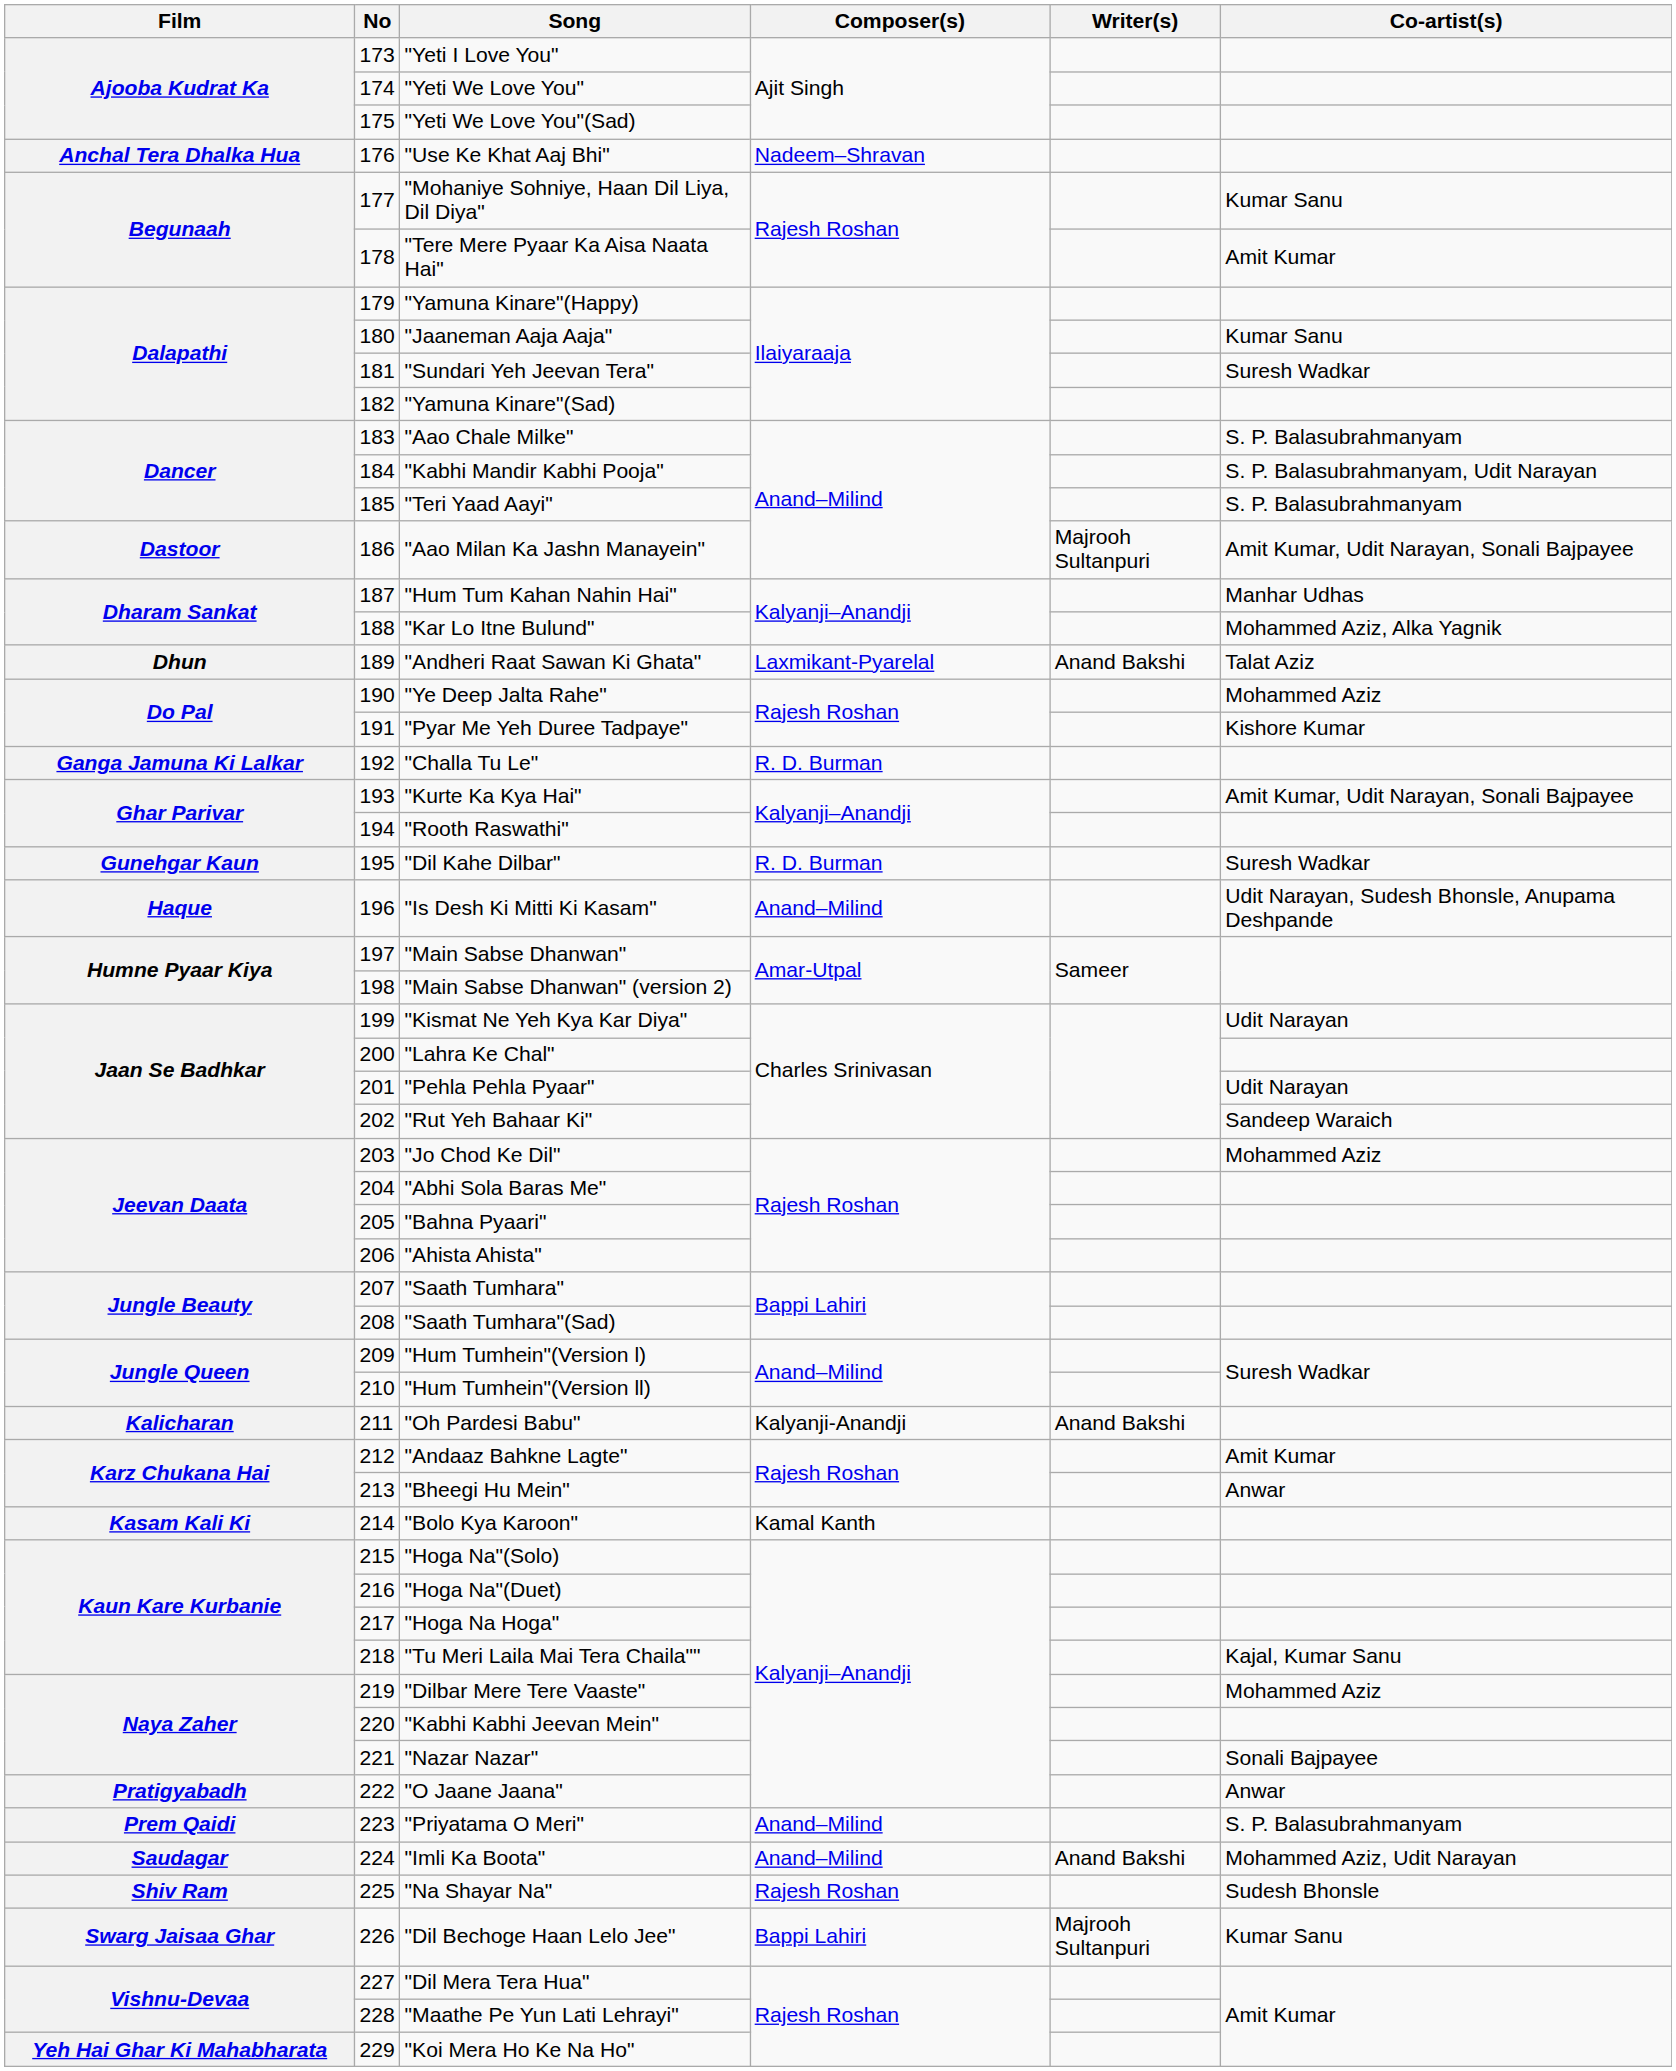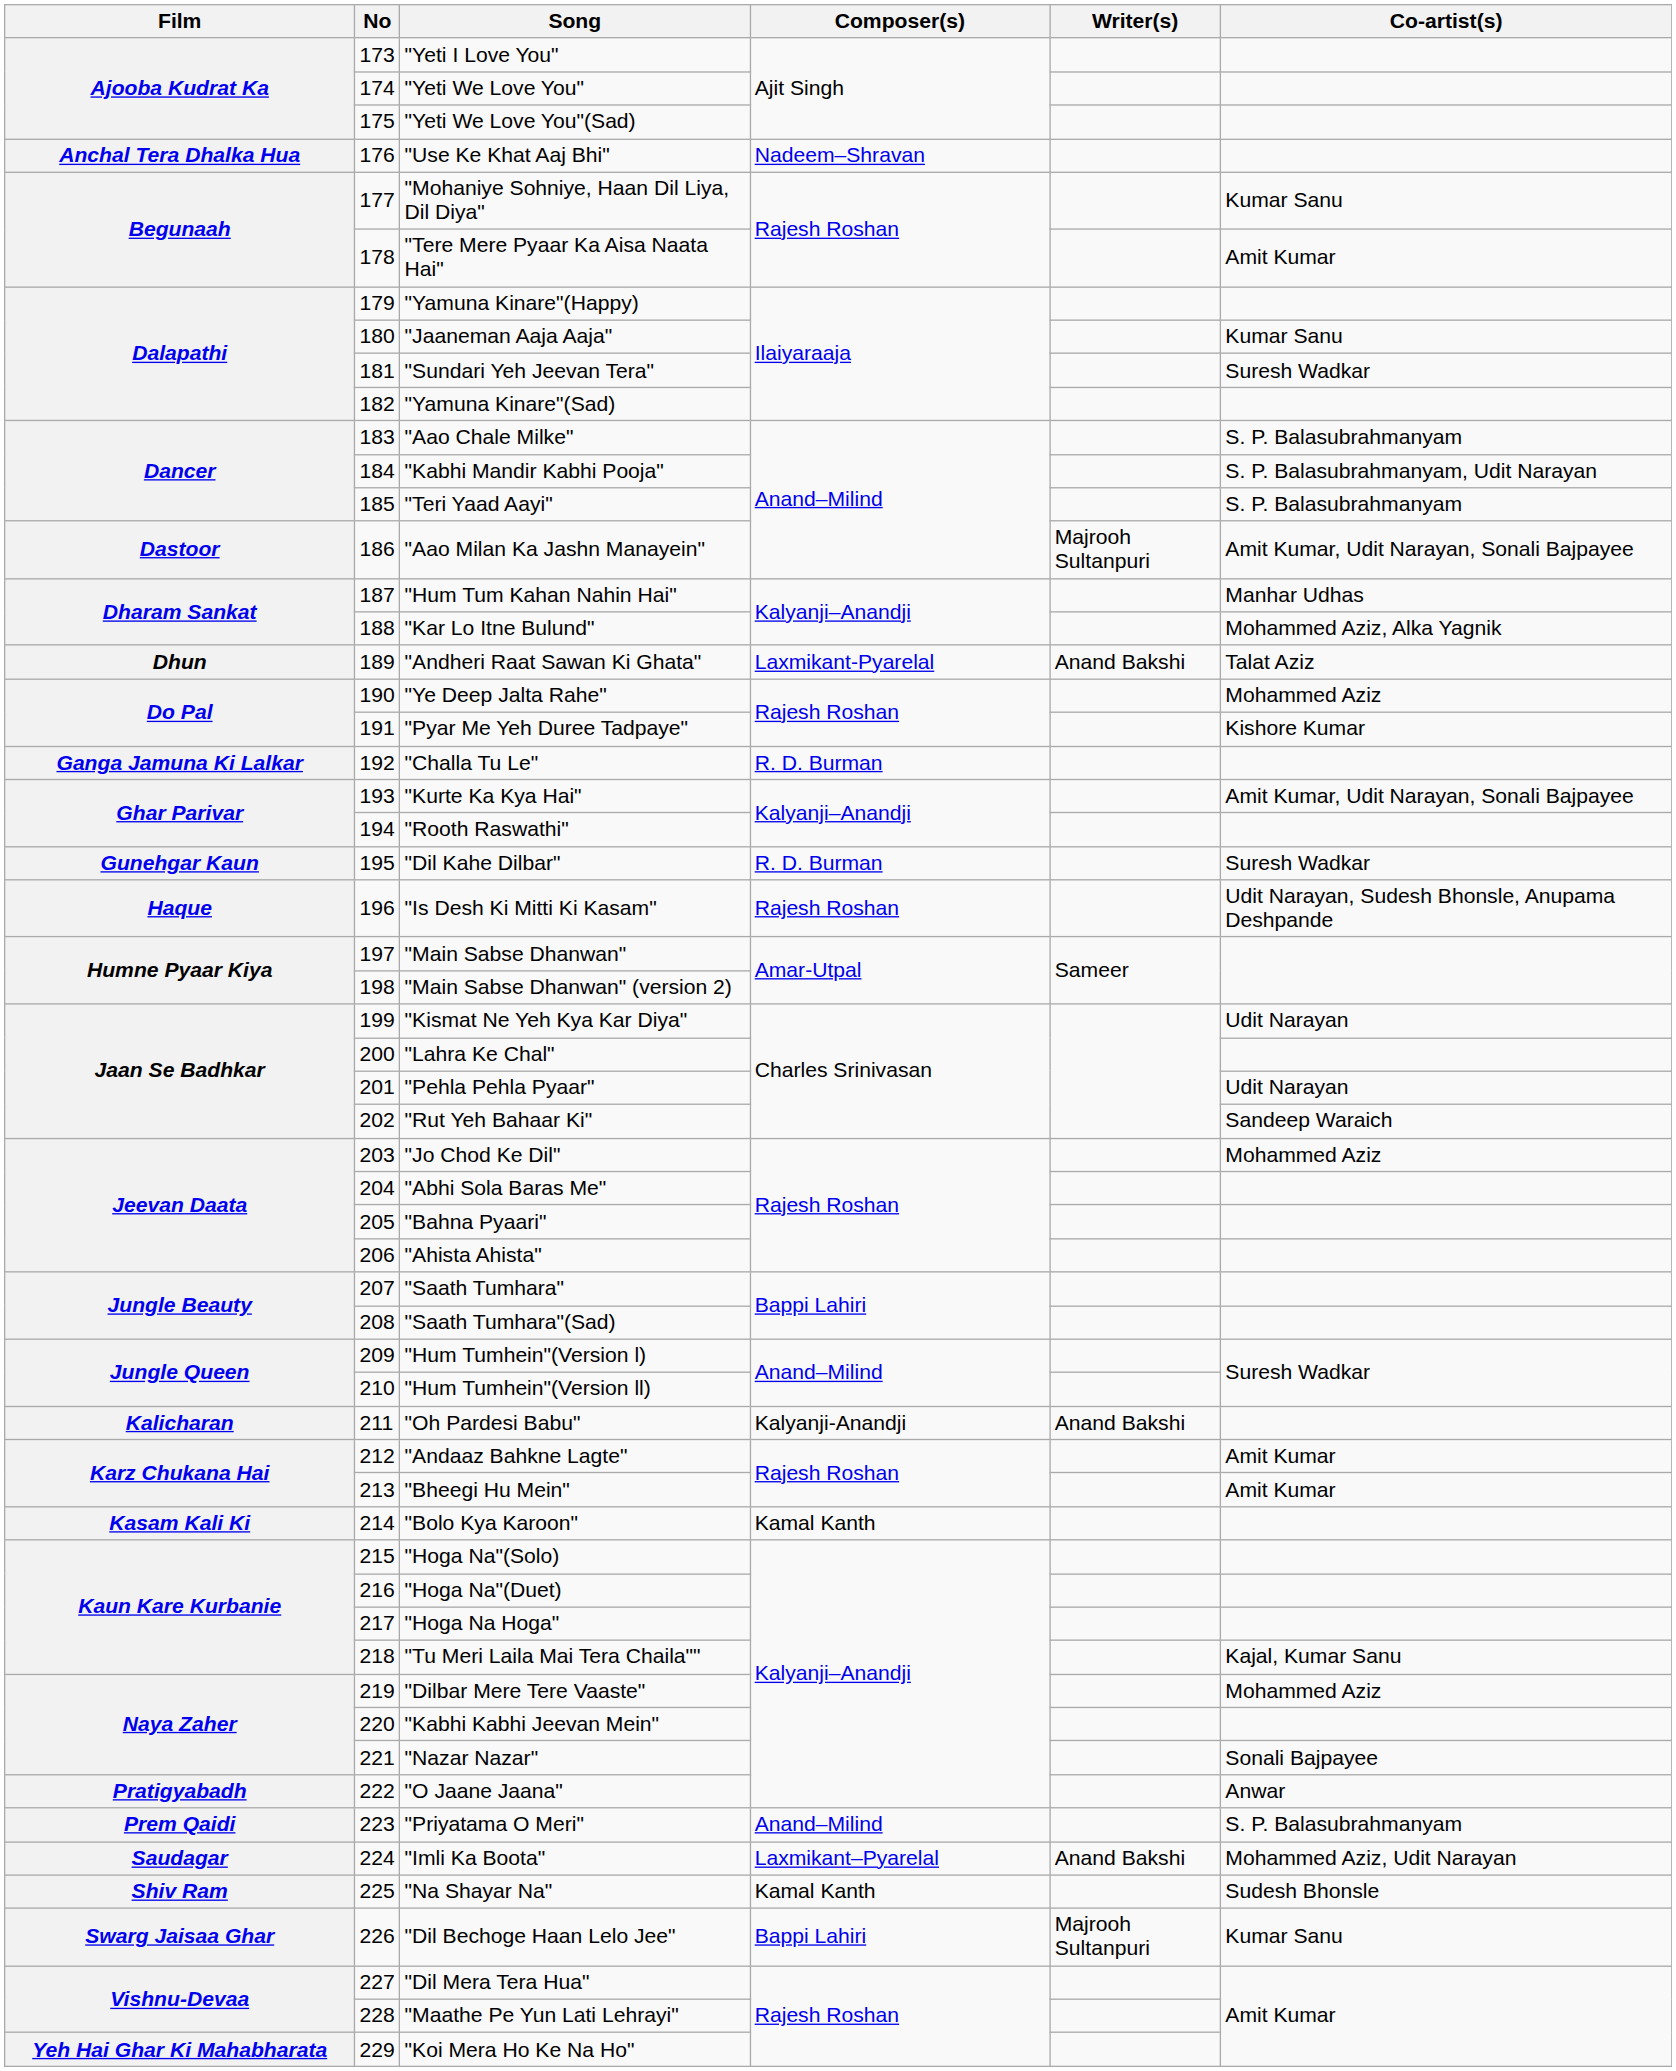(819, 908) Anand–Milind -> (827, 908) Rajesh Roshan
(1255, 1489) Anwar -> (1280, 1489) Amit Kumar
(819, 1858) Anand–Milind -> (847, 1858) Laxmikant–Pyarelal
(827, 1891) Rajesh Roshan -> (815, 1891) Kamal Kanth
